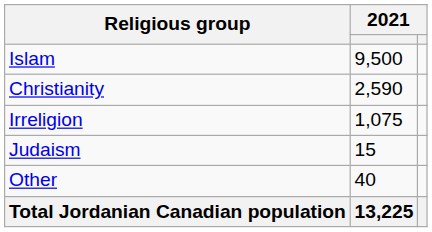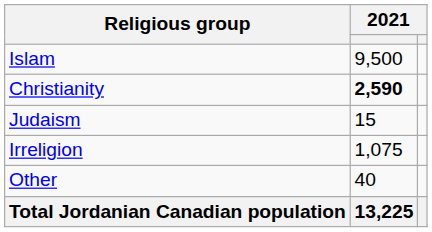(379, 89) normal -> (379, 89) bold
rows swapped: (46, 119) <-> (45, 150)
